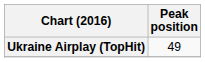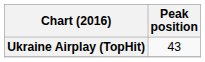(174, 47) 49 -> (174, 47) 43
